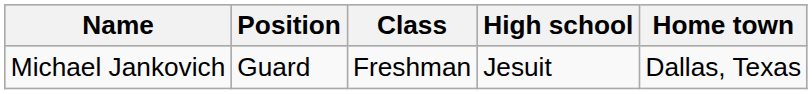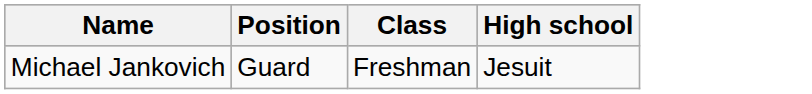- column: (723, 25)
